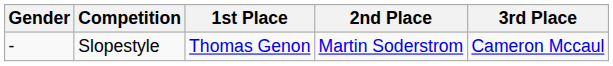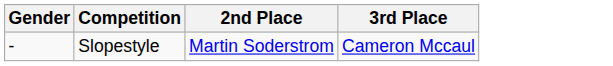- column: (250, 18)
